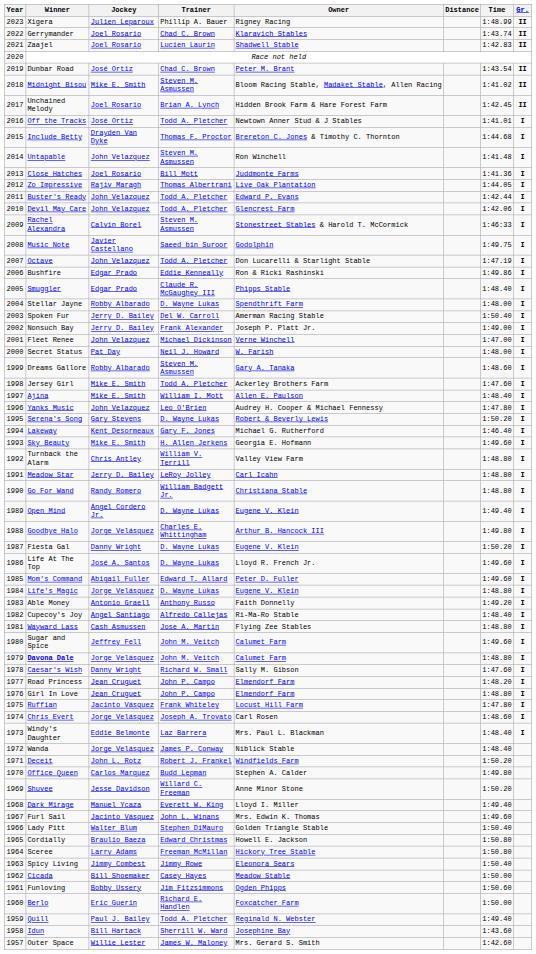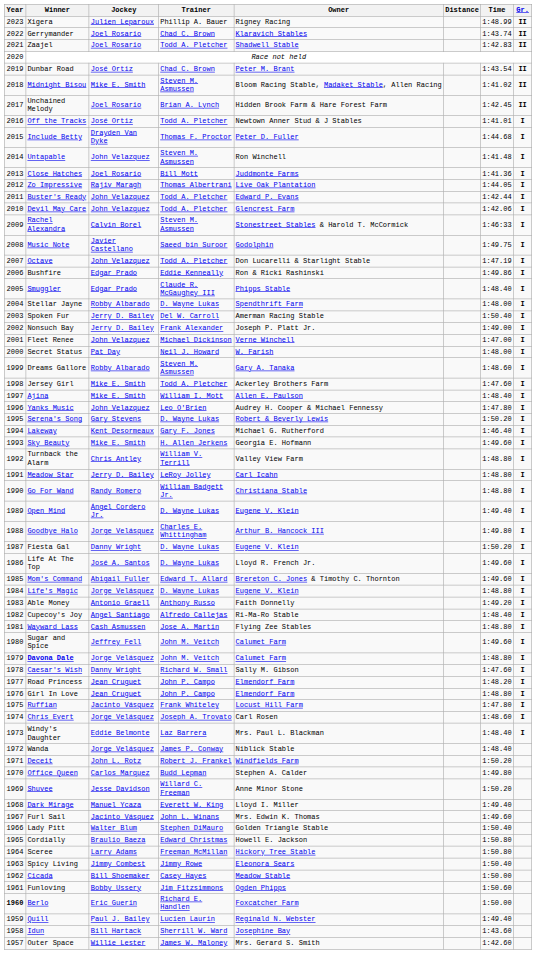(188, 45) Lucien Laurin -> (194, 45) Todd A. Pletcher
(318, 137) Brereton C. Jones & Timothy C. Thornton -> (267, 137) Peter D. Fuller
(267, 579) Peter D. Fuller -> (318, 579) Brereton C. Jones & Timothy C. Thornton
(15, 903) normal -> (15, 903) bold
(194, 919) Todd A. Pletcher -> (188, 919) Lucien Laurin
